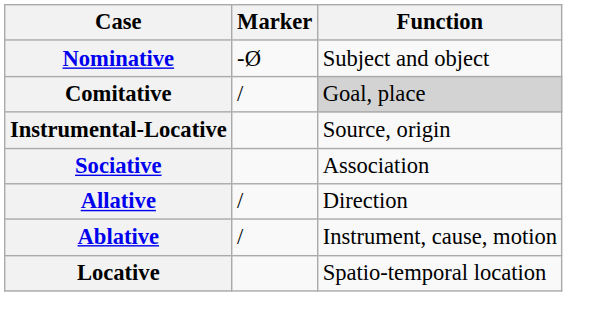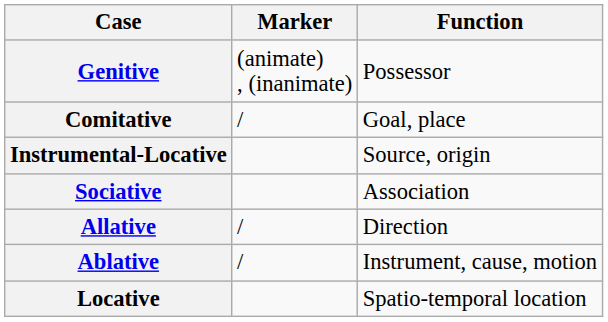- row: (118, 58)
+ row: (118, 70)
(374, 93) lightgrey background -> (414, 119) no background
